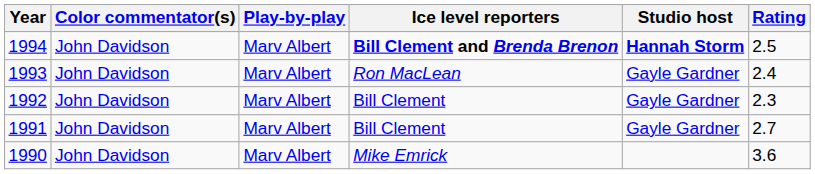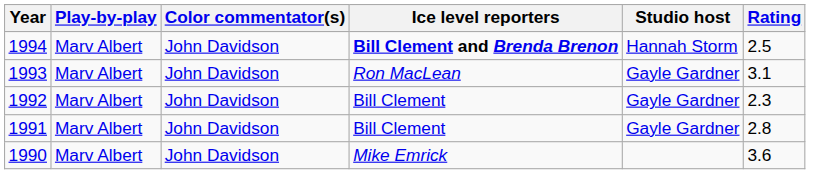columns swapped: (294, 18) <-> (145, 18)
(685, 45) bold -> (682, 45) normal
(764, 73) 2.4 -> (759, 73) 3.1
(764, 127) 2.7 -> (759, 127) 2.8
